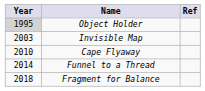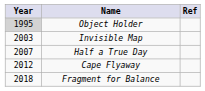+ row: (111, 52)
(23, 52) 2010 -> (23, 66) 2012
- row: (111, 66)
